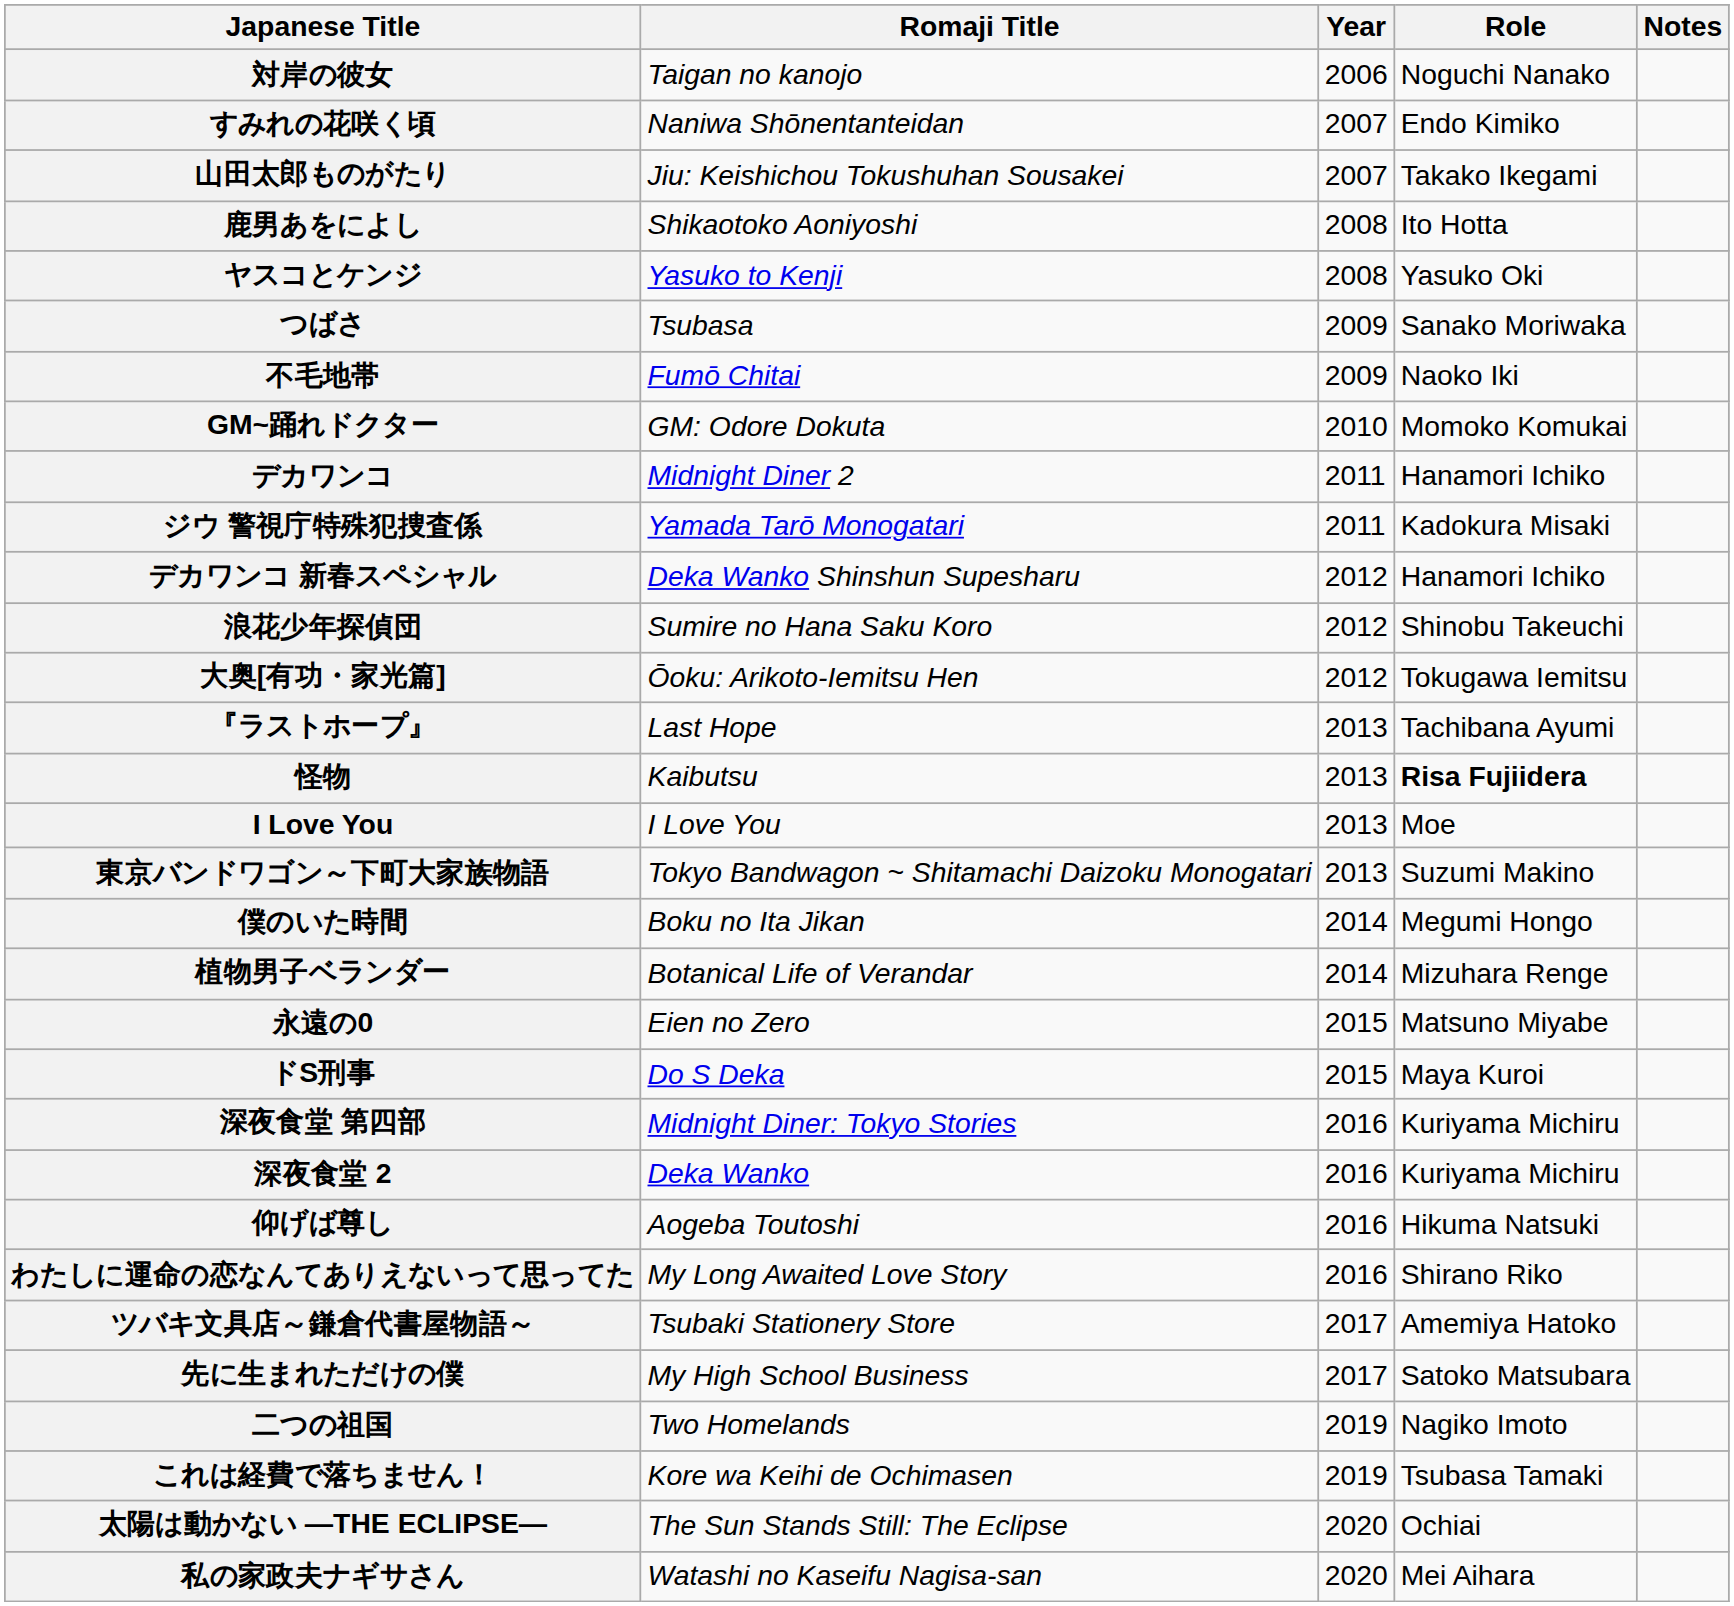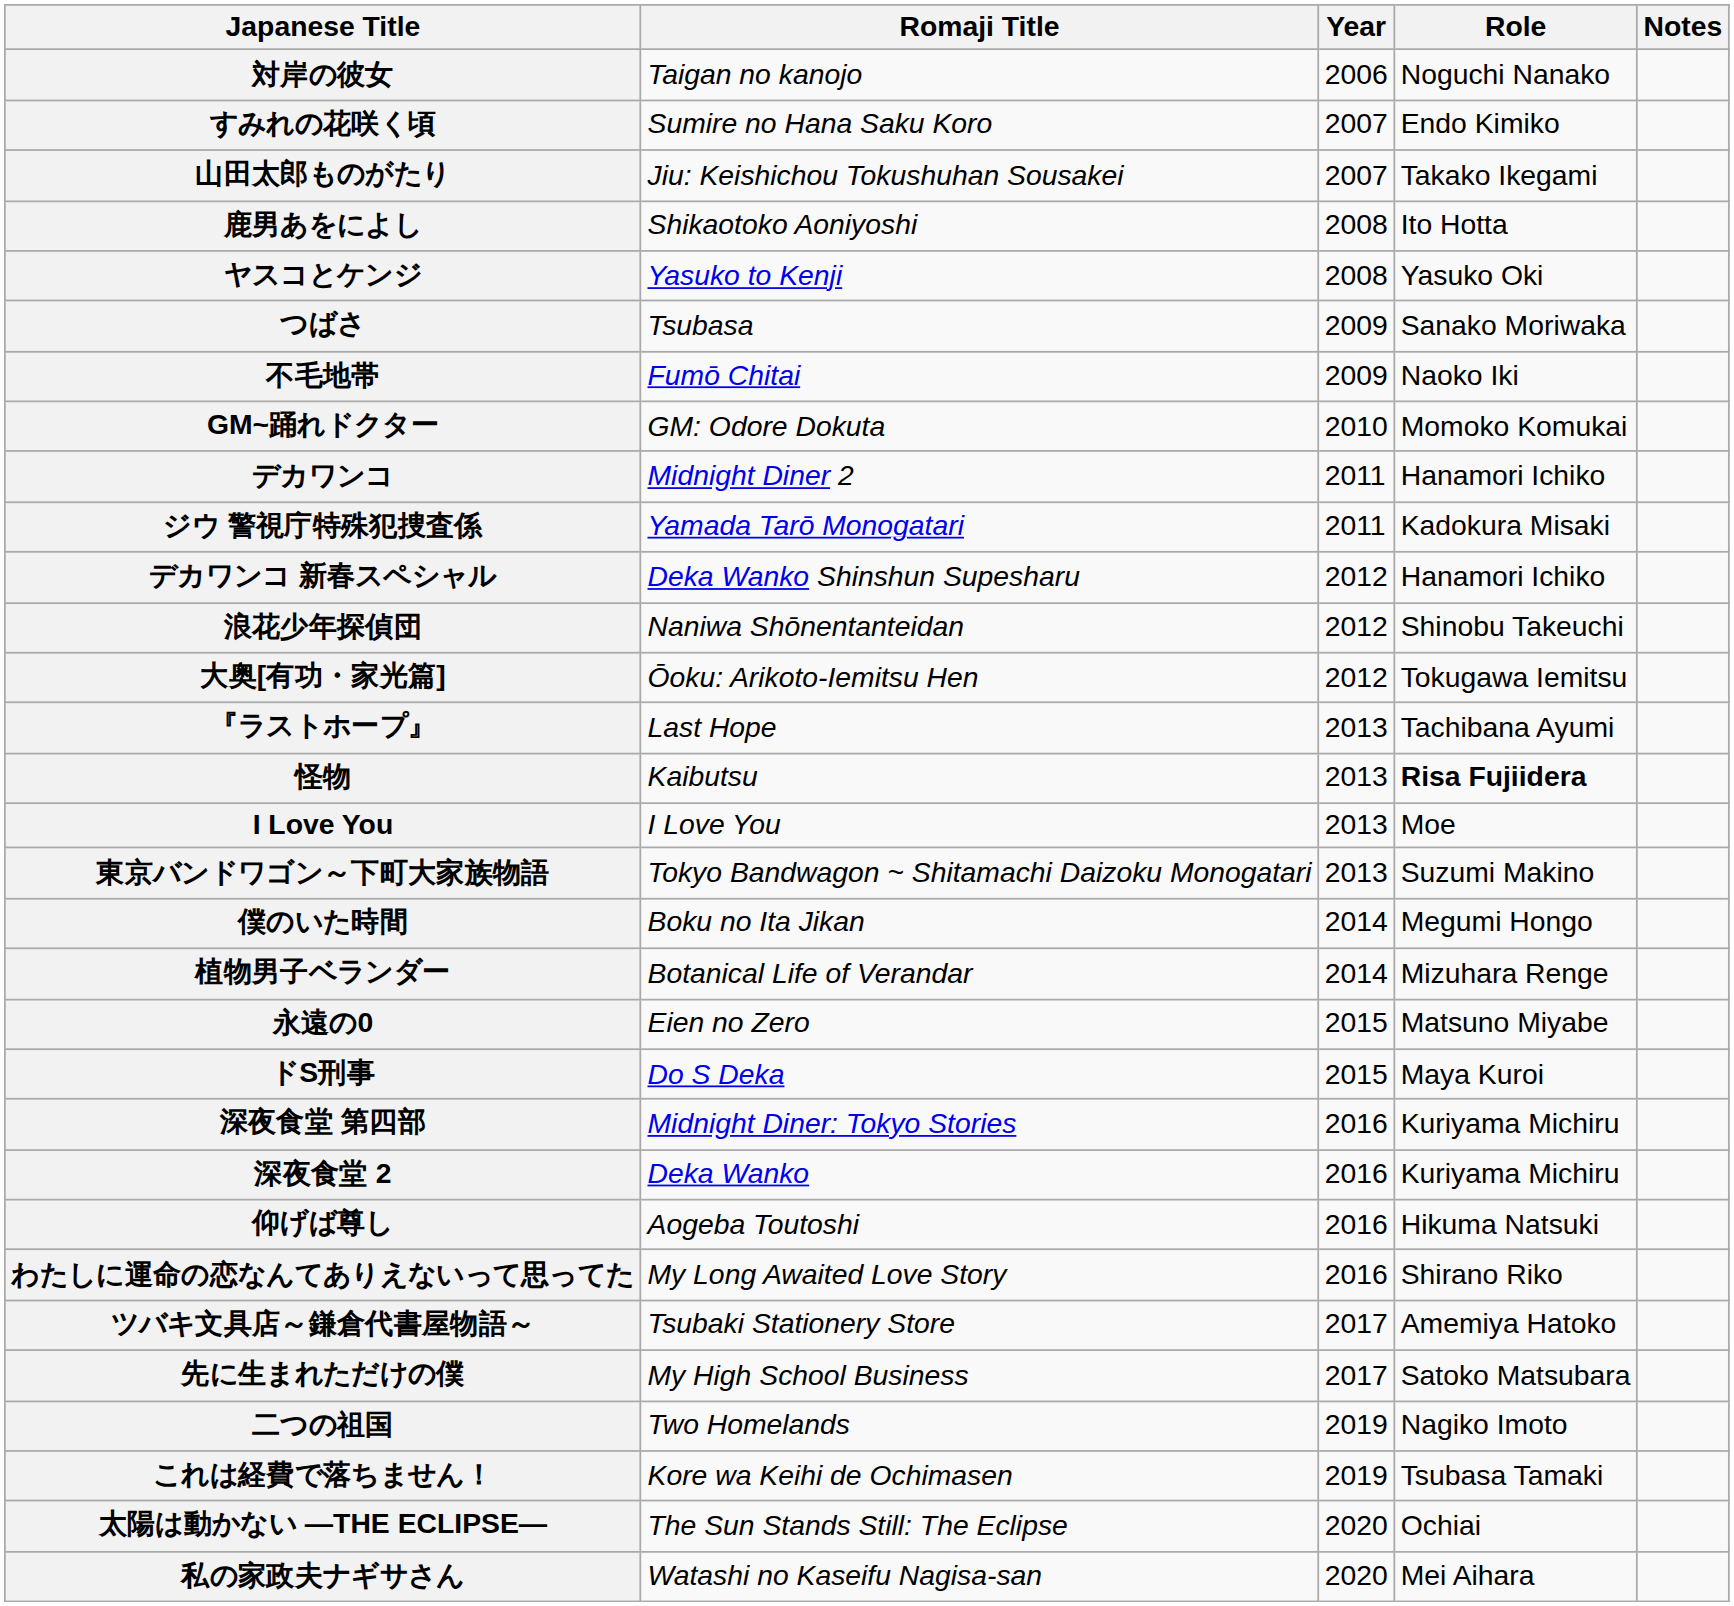(806, 124) Naniwa Shōnentanteidan -> (820, 124) Sumire no Hana Saku Koro
(820, 626) Sumire no Hana Saku Koro -> (806, 626) Naniwa Shōnentanteidan
